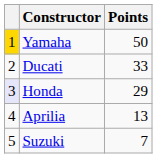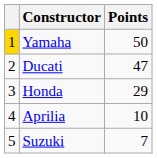(141, 66) 33 -> (141, 66) 47
(12, 91) lavender background -> (12, 91) no background
(141, 116) 13 -> (141, 116) 10
